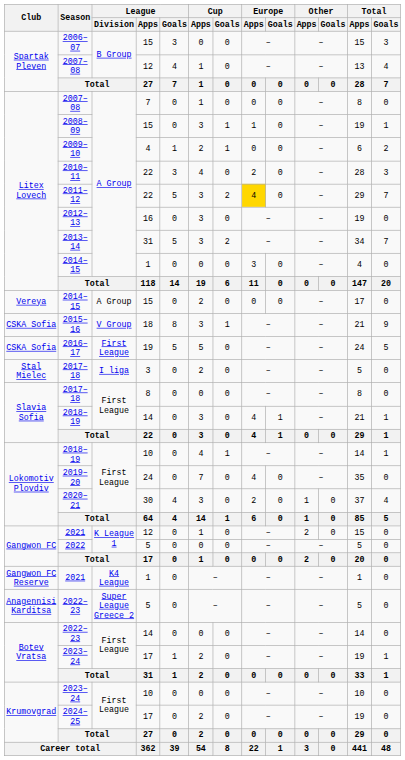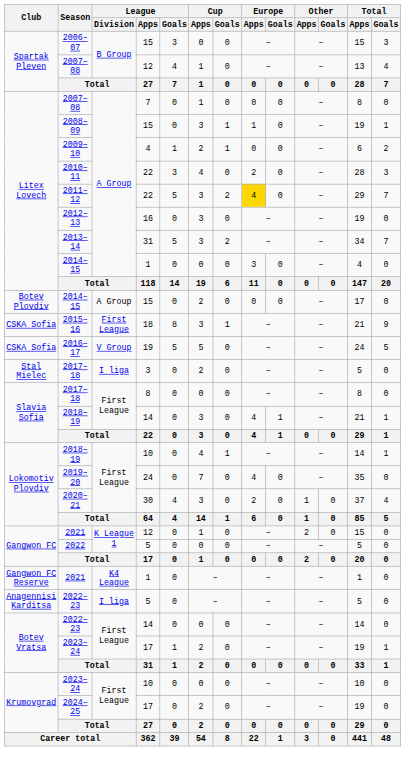(31, 302) Vereya -> (31, 302) Botev Plovdiv
(114, 325) V Group -> (114, 325) First League
(114, 348) First League -> (114, 348) V Group
(114, 606) Super League Greece 2 -> (114, 601) I liga
